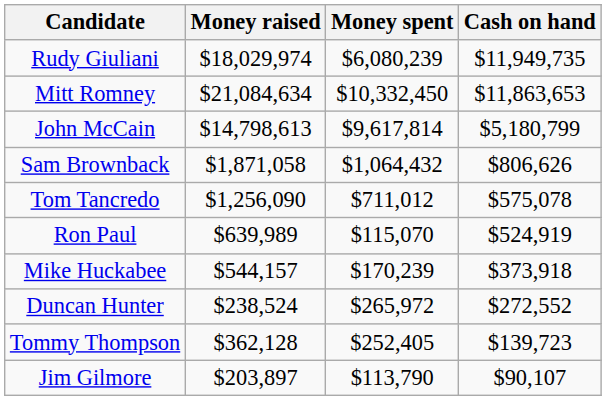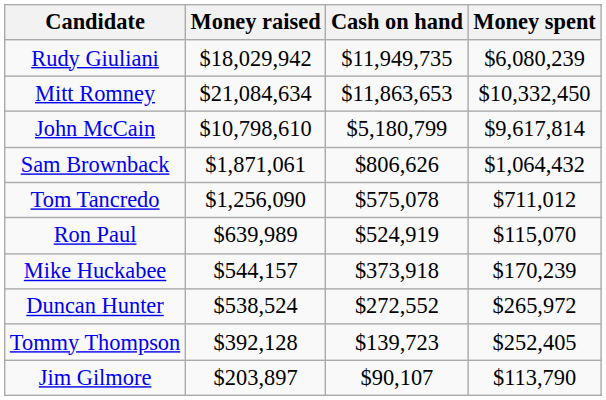columns swapped: (392, 22) <-> (530, 22)
(256, 57) $18,029,974 -> (256, 57) $18,029,942
(256, 128) $14,798,613 -> (256, 128) $10,798,610
(256, 164) $1,871,058 -> (256, 164) $1,871,061
(256, 306) $238,524 -> (256, 306) $538,524
(256, 341) $362,128 -> (256, 341) $392,128
